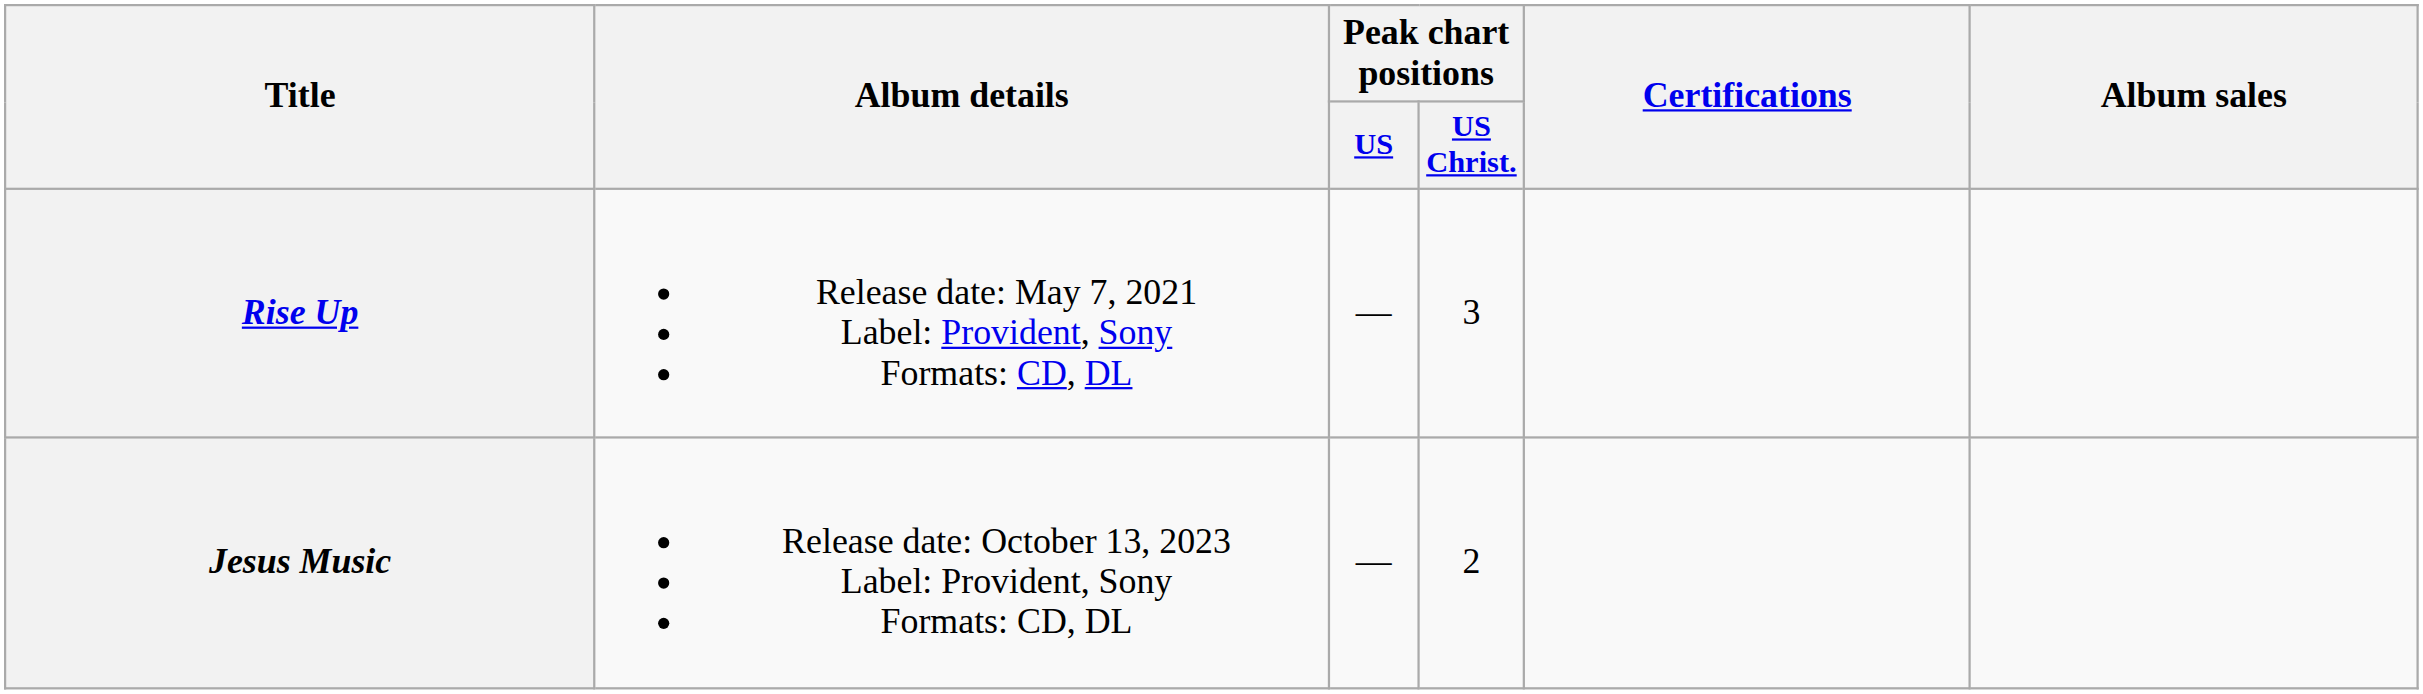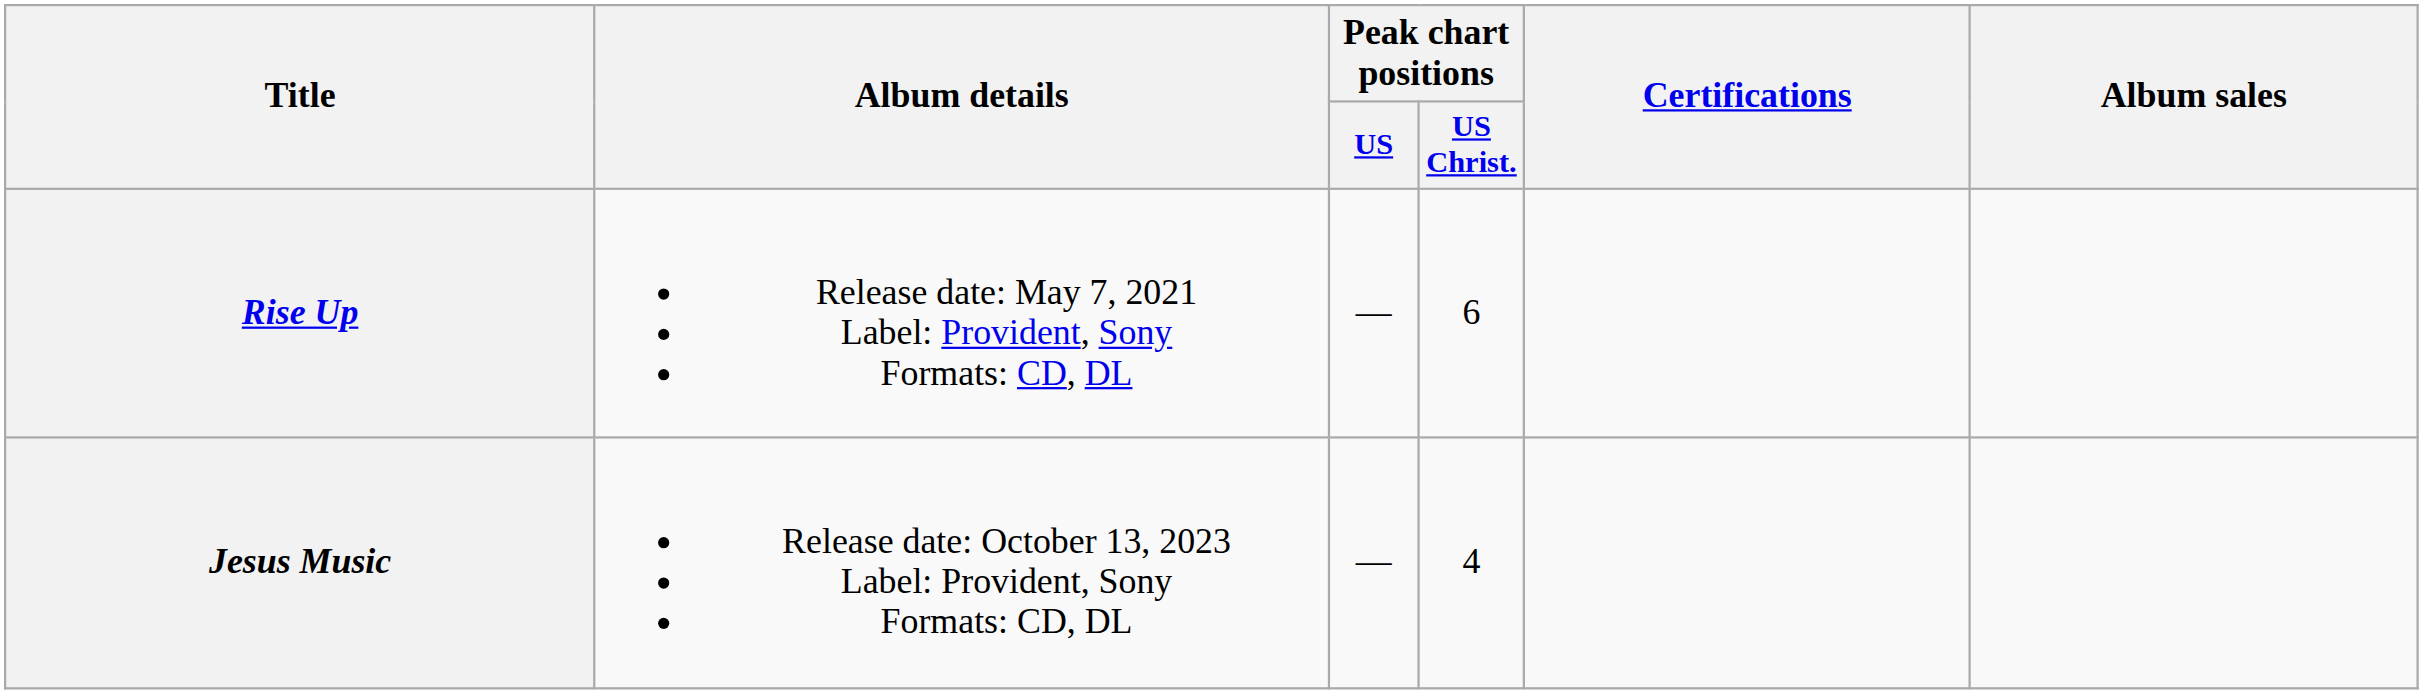(1471, 312) 3 -> (1471, 312) 6
(1471, 561) 2 -> (1471, 561) 4
